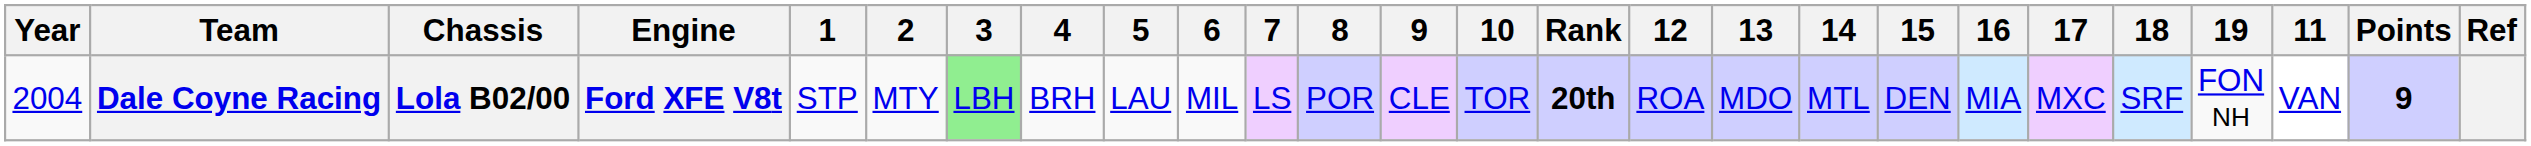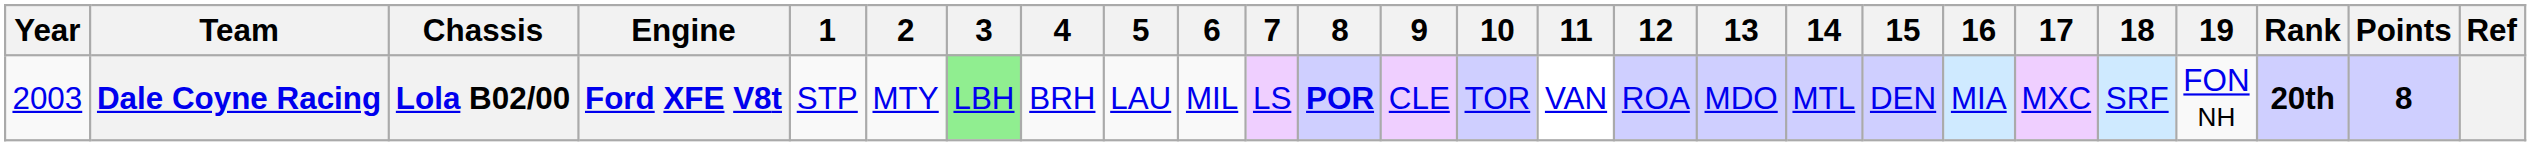columns swapped: (2310, 30) <-> (1583, 30)
(47, 97) 2004 -> (47, 97) 2003
(1340, 97) normal -> (1340, 97) bold
(2404, 97) 9 -> (2404, 97) 8
